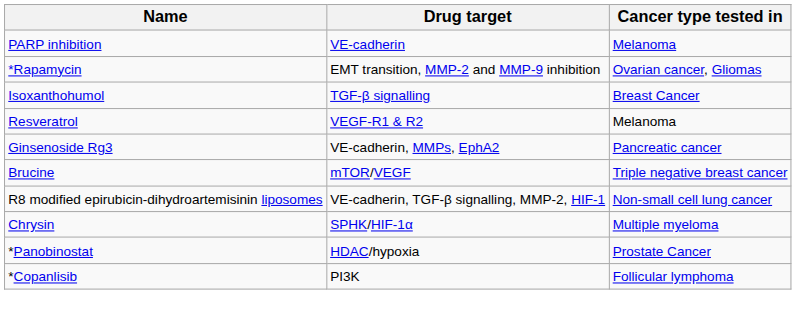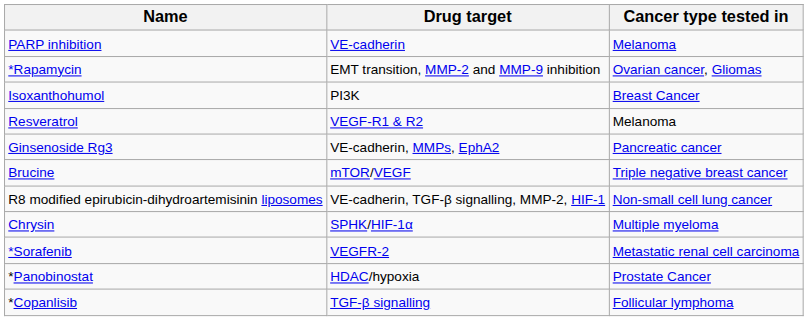(380, 96) TGF-β signalling -> (345, 96) PI3K
+ row: (40, 251)
(345, 277) PI3K -> (380, 303) TGF-β signalling
